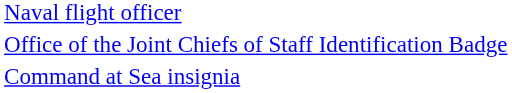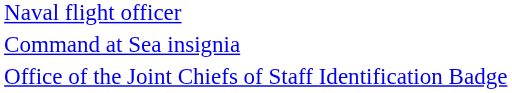rows swapped: (122, 76) <-> (256, 44)
